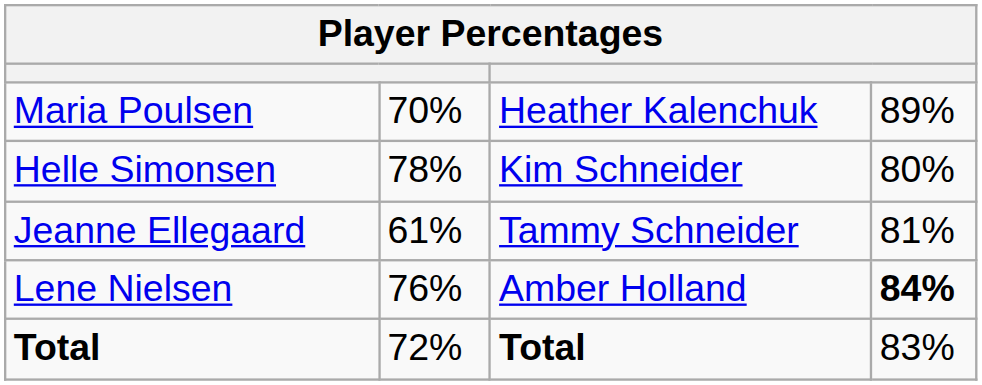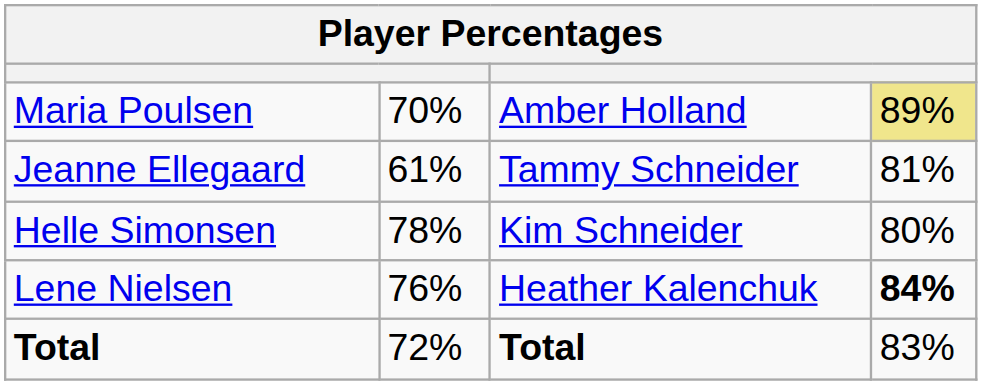(658, 110) Heather Kalenchuk -> (623, 110) Amber Holland
(917, 110) no background -> (917, 110) khaki background
rows swapped: (160, 229) <-> (145, 170)
(623, 288) Amber Holland -> (658, 288) Heather Kalenchuk
